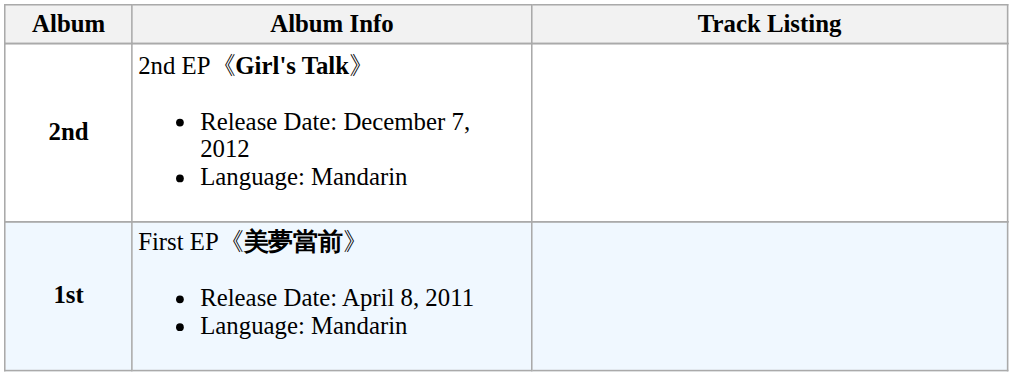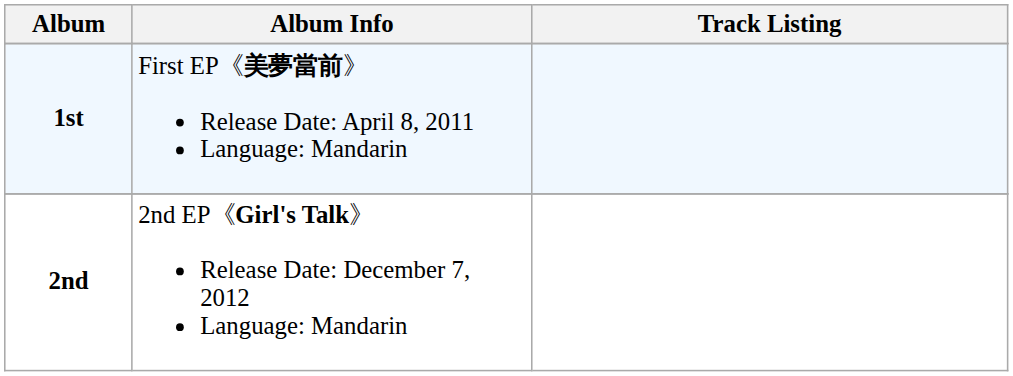rows swapped: (69, 295) <-> (69, 132)
